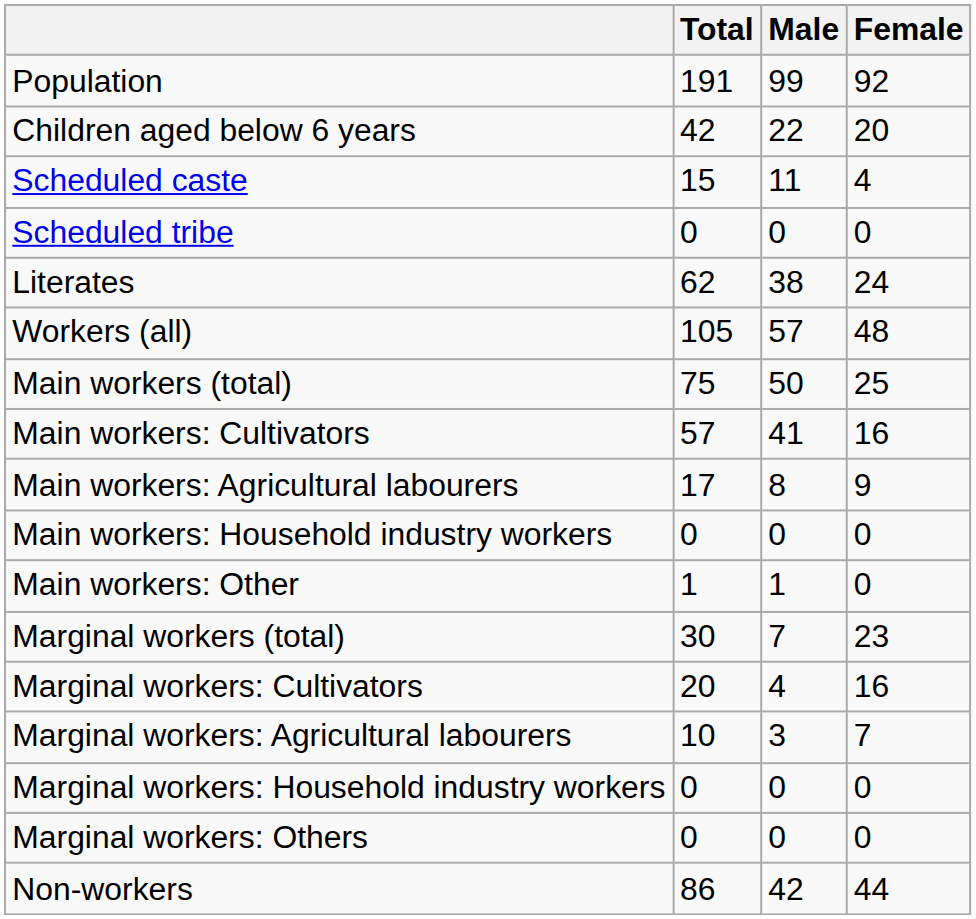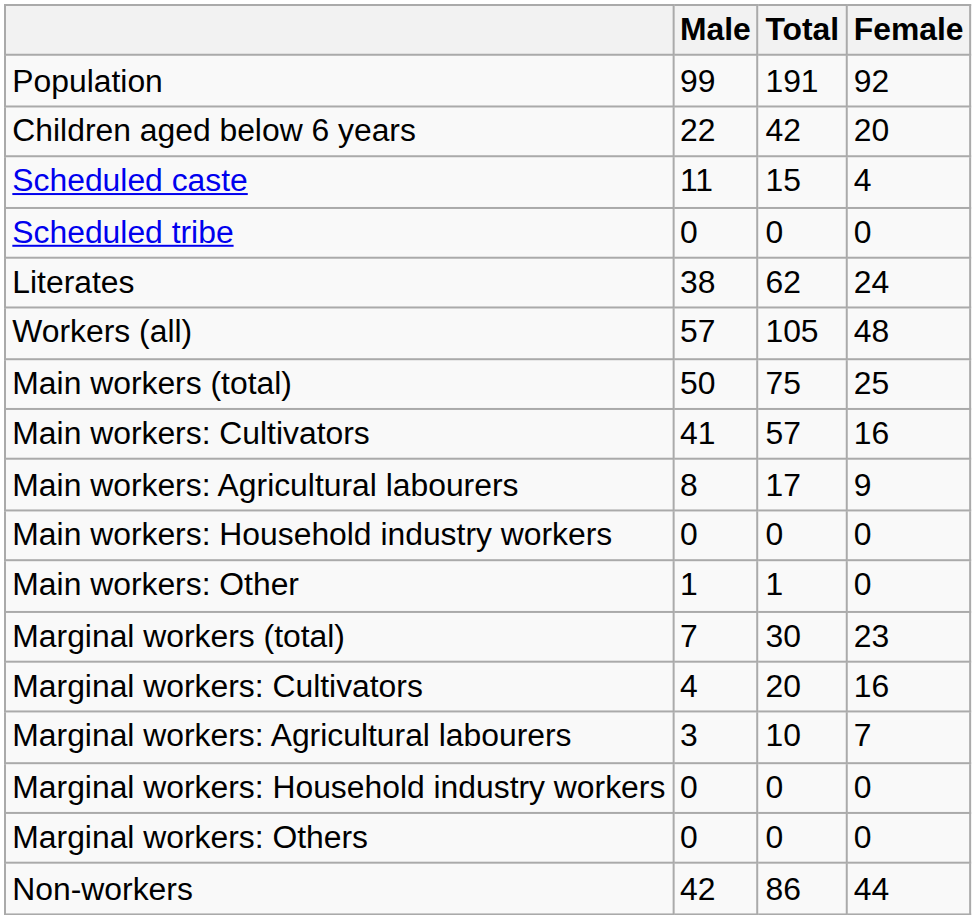columns swapped: (717, 29) <-> (804, 29)
